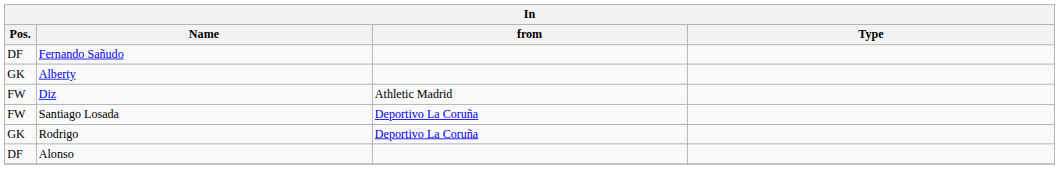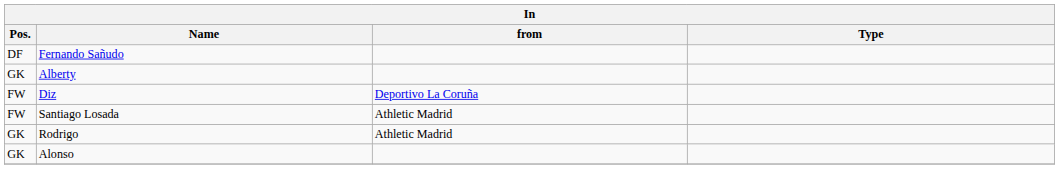(414, 94) Athletic Madrid -> (427, 94) Deportivo La Coruña
(427, 114) Deportivo La Coruña -> (414, 114) Athletic Madrid
(427, 134) Deportivo La Coruña -> (414, 134) Athletic Madrid
(15, 154) DF -> (16, 154) GK
